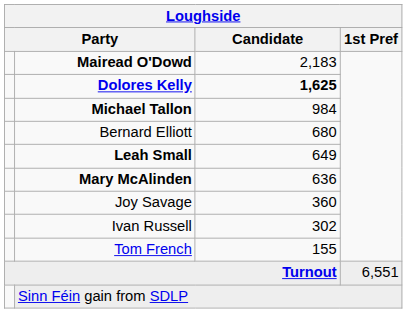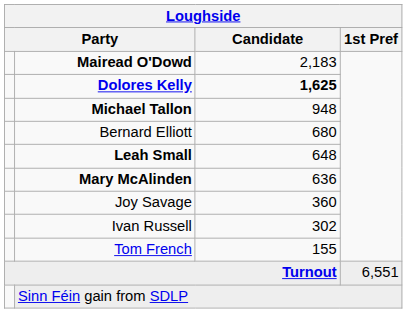(324, 109) 984 -> (324, 109) 948
(324, 156) 649 -> (324, 156) 648
